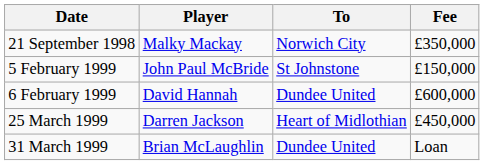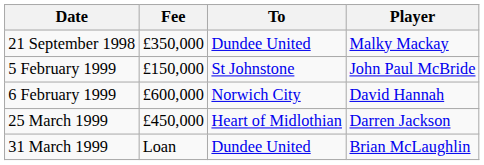columns swapped: (206, 17) <-> (445, 17)
(321, 43) Norwich City -> (261, 43) Dundee United
(326, 95) Dundee United -> (256, 95) Norwich City
